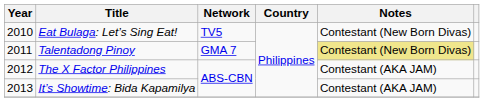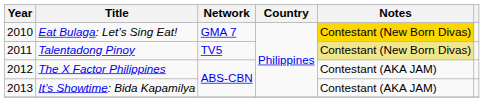(211, 32) TV5 -> (219, 32) GMA 7
(396, 32) no background -> (396, 32) gold background
(219, 50) GMA 7 -> (211, 50) TV5
